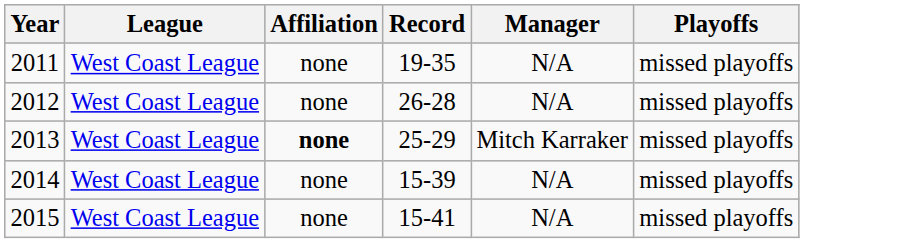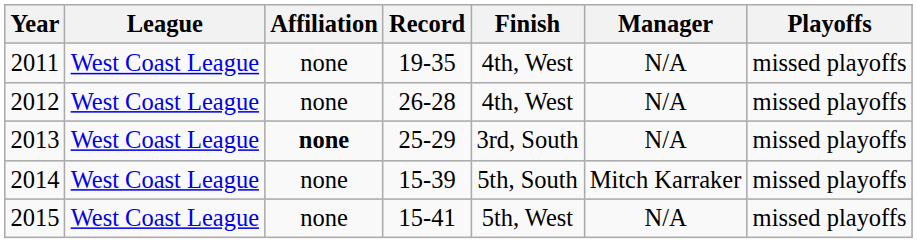+ column: (527, 23)
(552, 140) Mitch Karraker -> (666, 140) N/A
(552, 179) N/A -> (666, 179) Mitch Karraker
